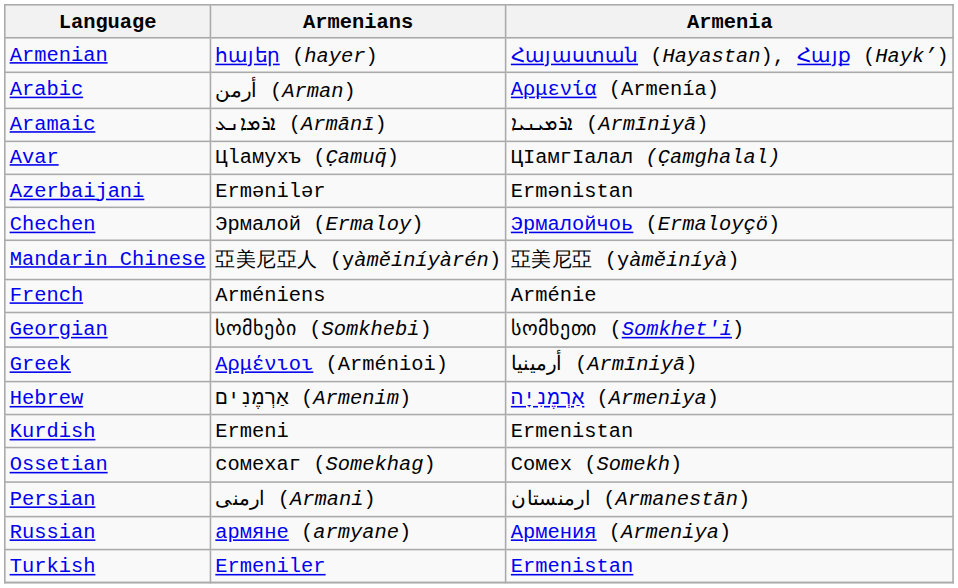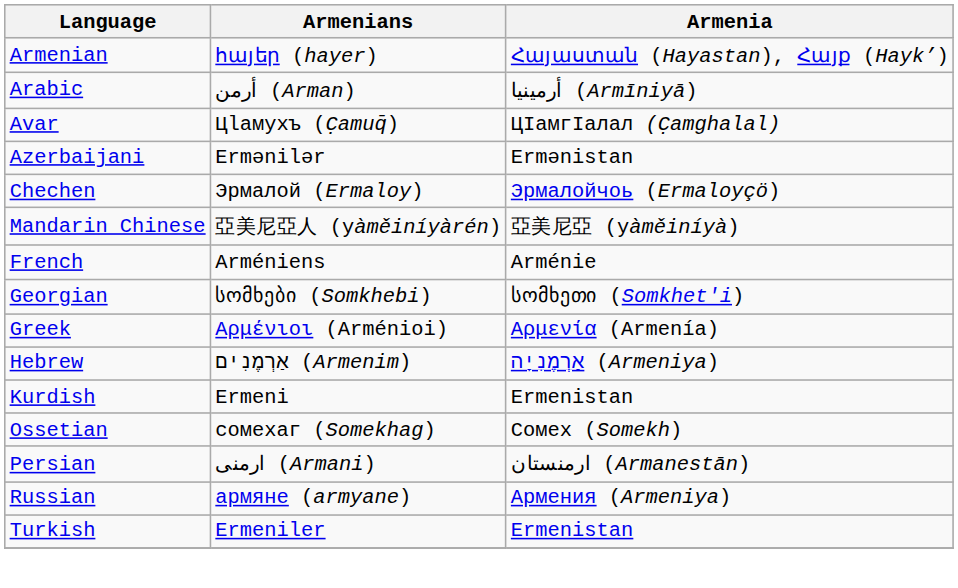(615, 90) Αρμενία (Armenía) -> (604, 91) أرمينيا (Armīniyā)
- row: (53, 124)
(604, 365) أرمينيا (Armīniyā) -> (615, 330) Αρμενία (Armenía)
